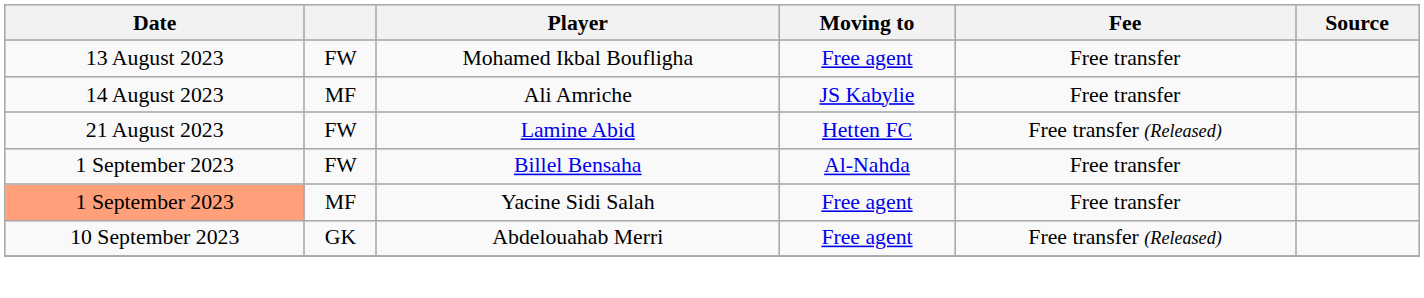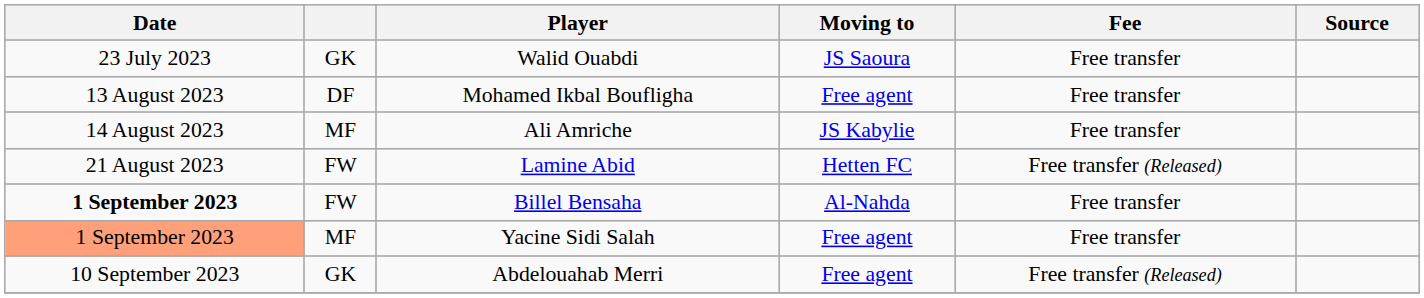+ row: (578, 57)
(341, 57) FW -> (341, 93) DF
(155, 165) normal -> (155, 201) bold
